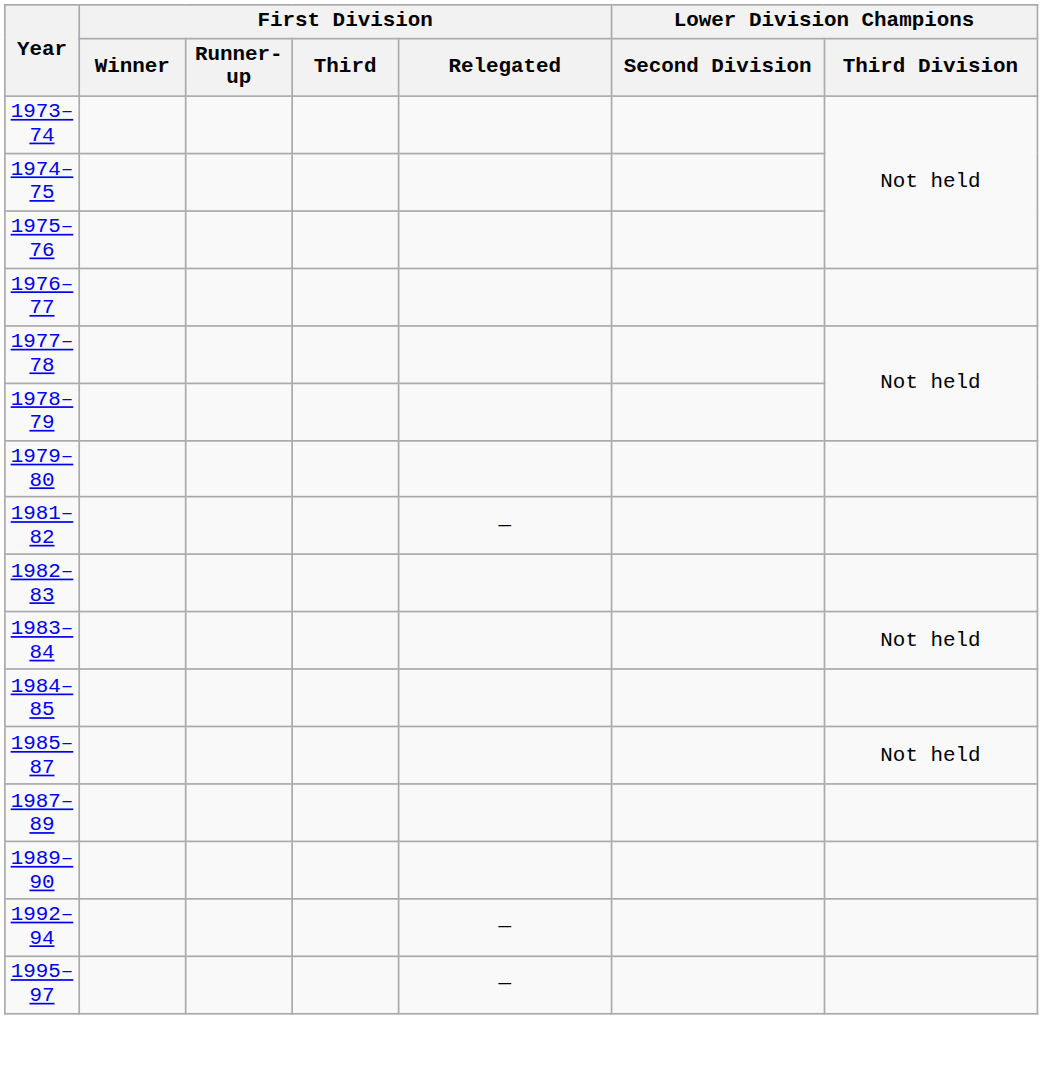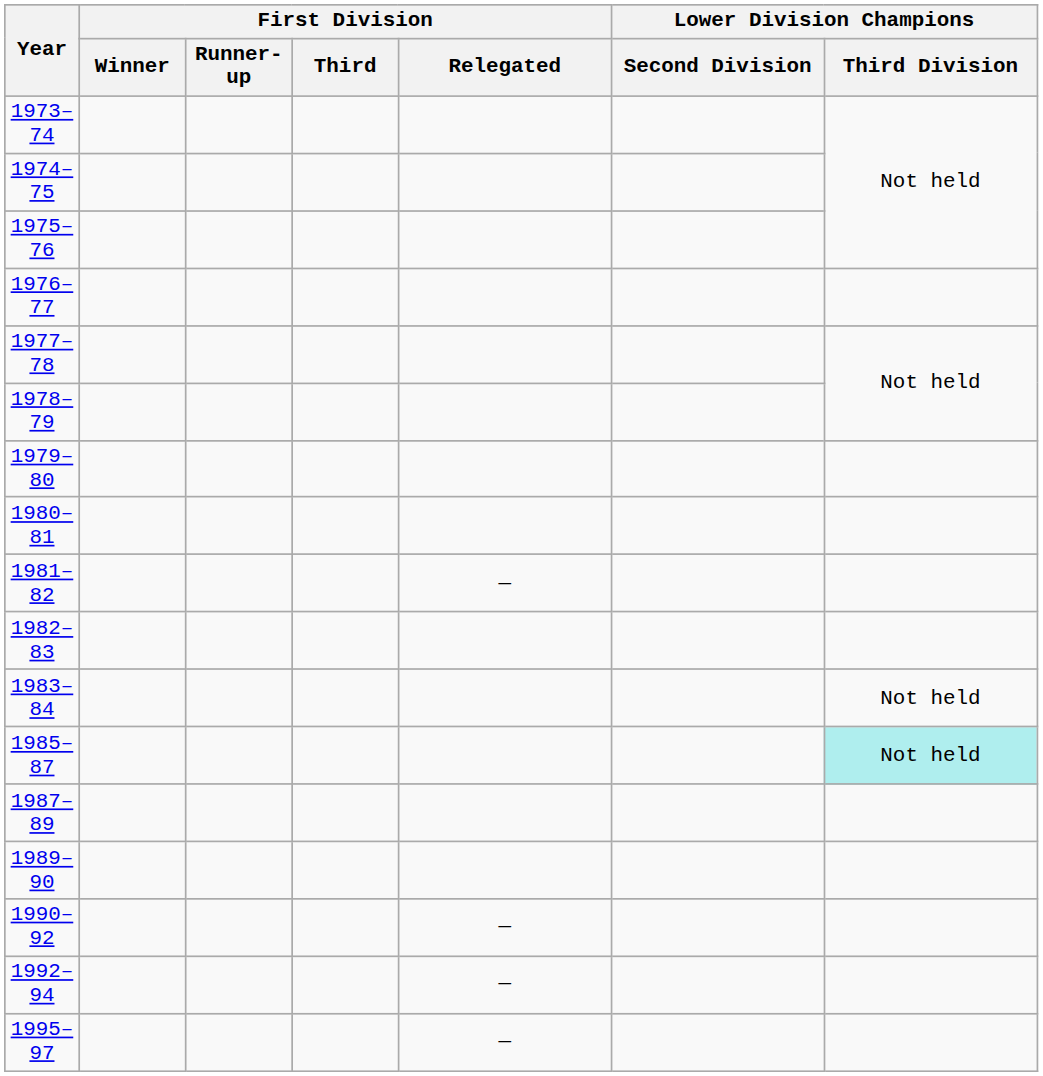+ row: (42, 526)
- row: (42, 698)
(930, 756) no background -> (930, 756) paleturquoise background
+ row: (42, 928)
